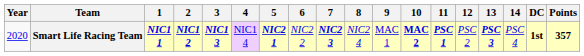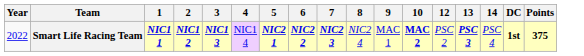- column: (443, 12)
(17, 36) 2020 -> (17, 36) 2022
(302, 36) normal -> (303, 36) bold
(563, 36) 357 -> (540, 36) 375
